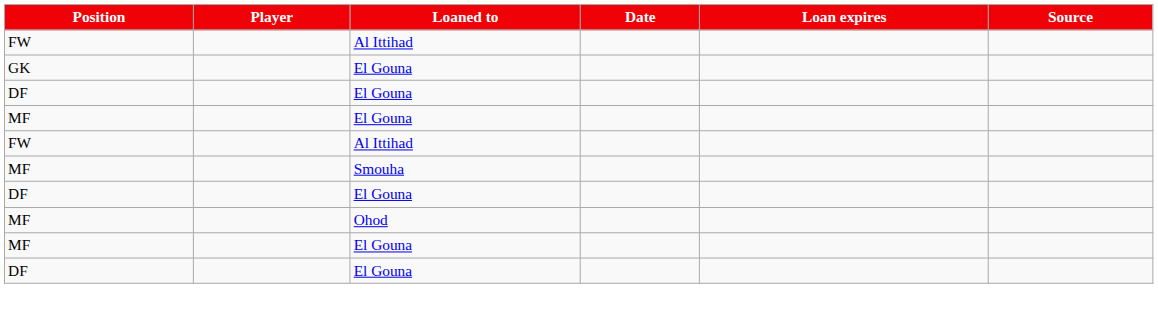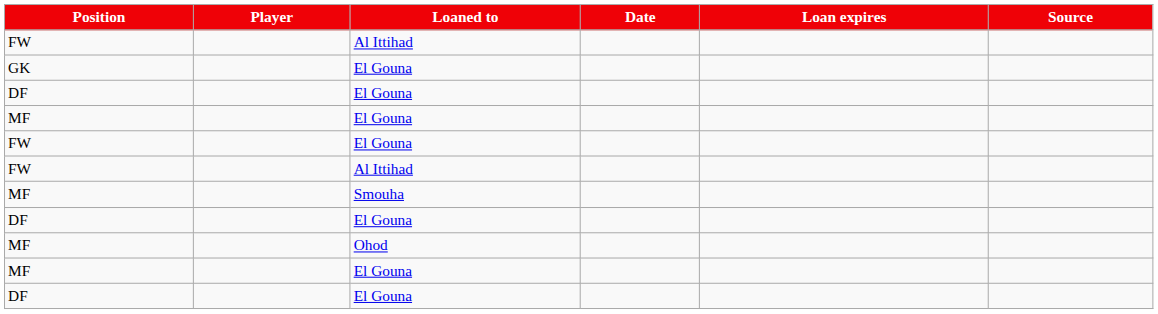+ row: (20, 143)
